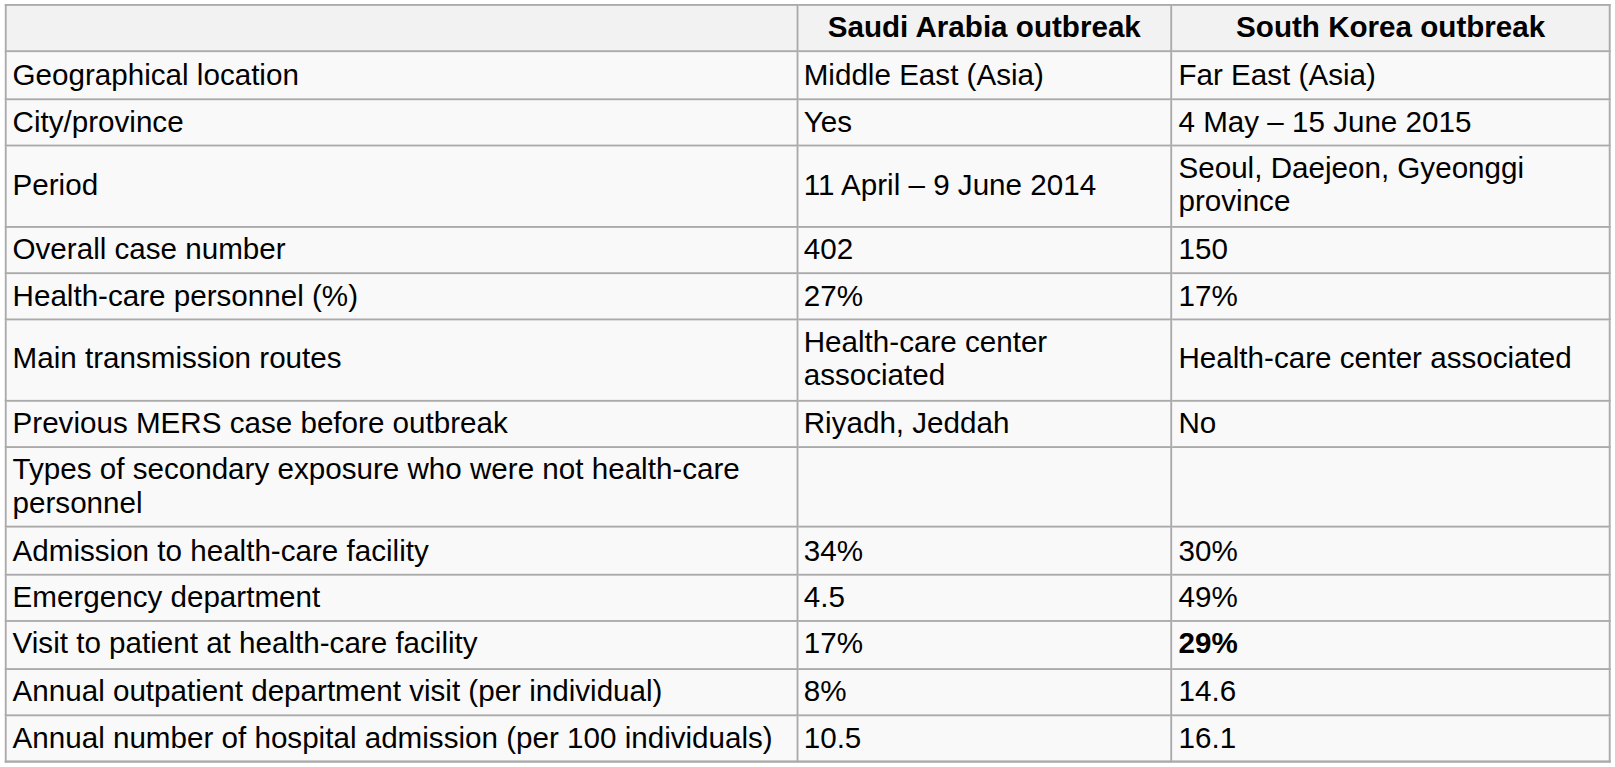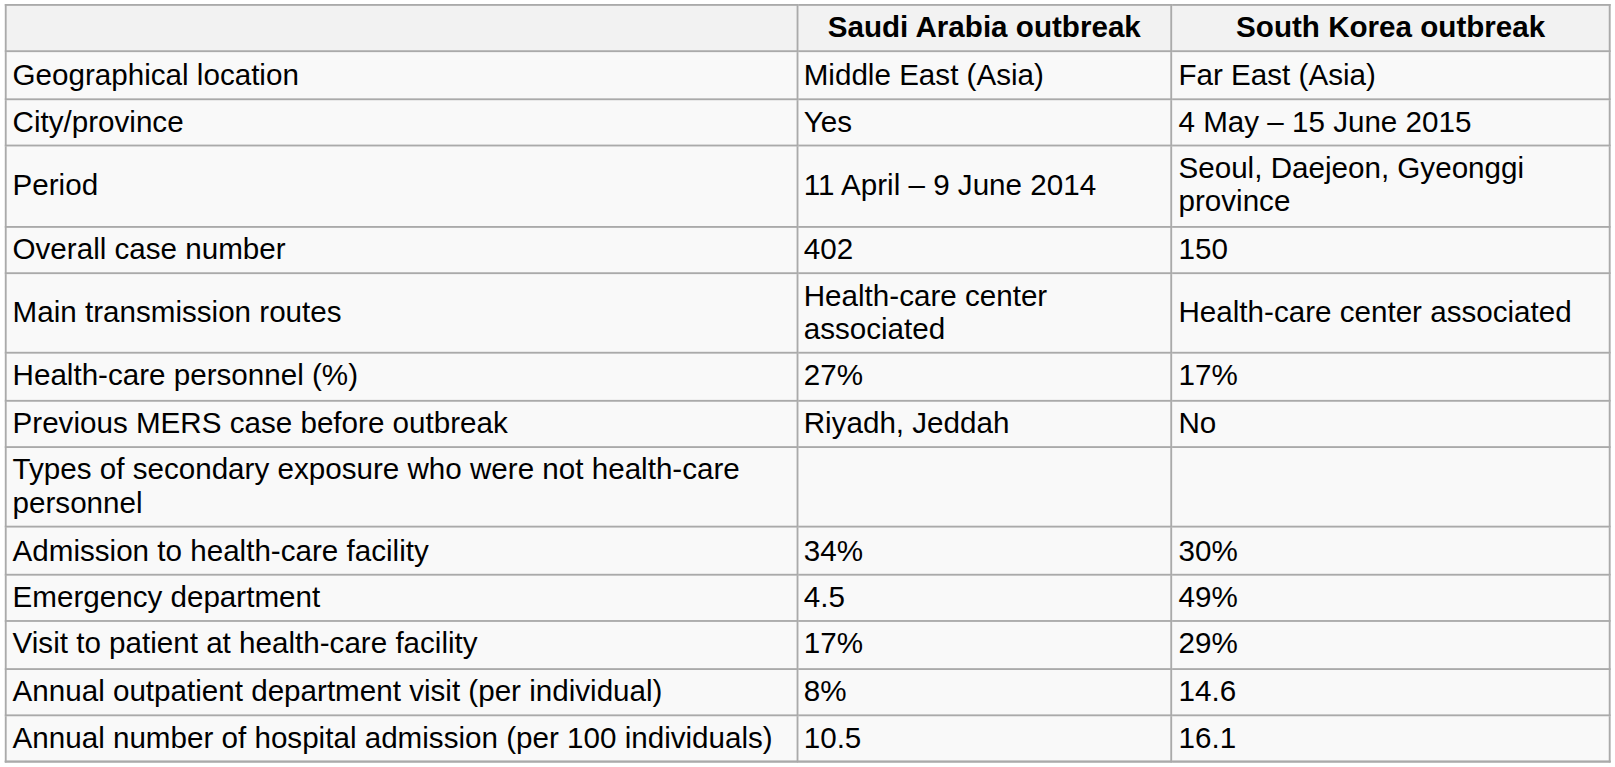rows swapped: (185, 295) <-> (177, 359)
(1208, 644) bold -> (1208, 644) normal
